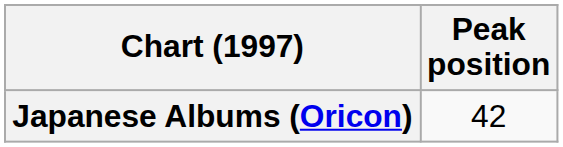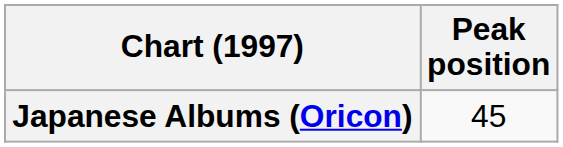(489, 115) 42 -> (489, 115) 45
